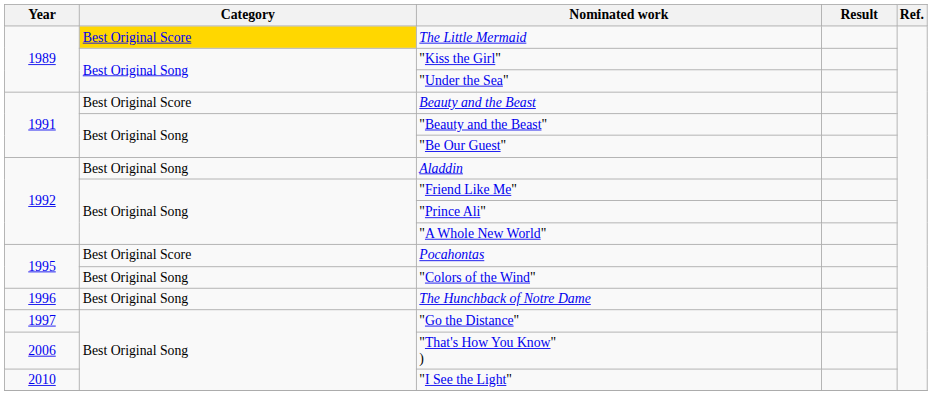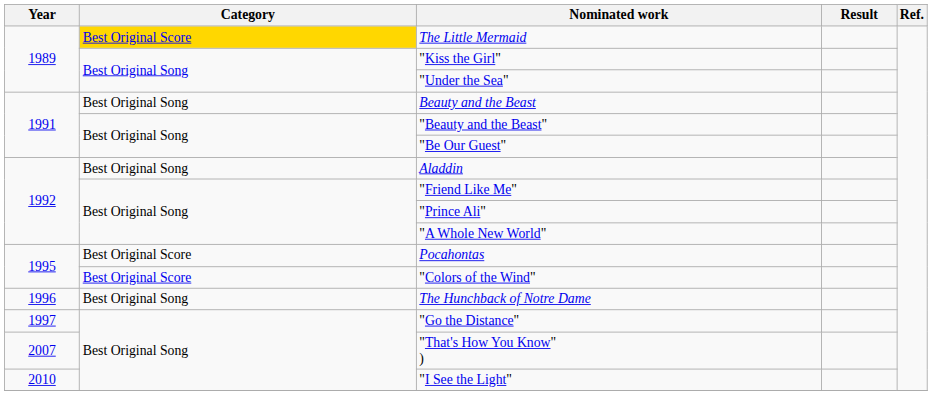(137, 102) Best Original Score -> (135, 102) Best Original Song
(135, 277) Best Original Song -> (137, 277) Best Original Score
(42, 350) 2006 -> (42, 350) 2007
